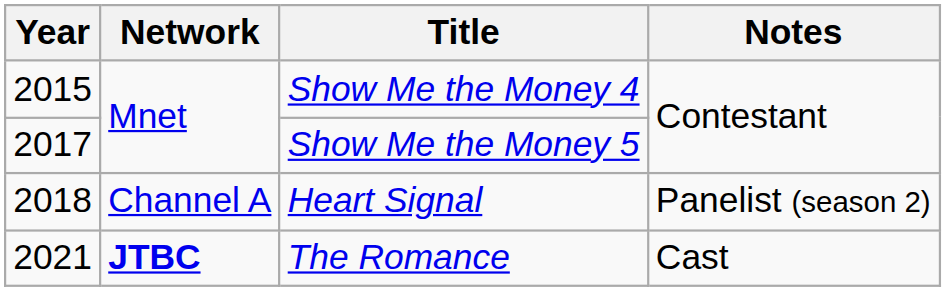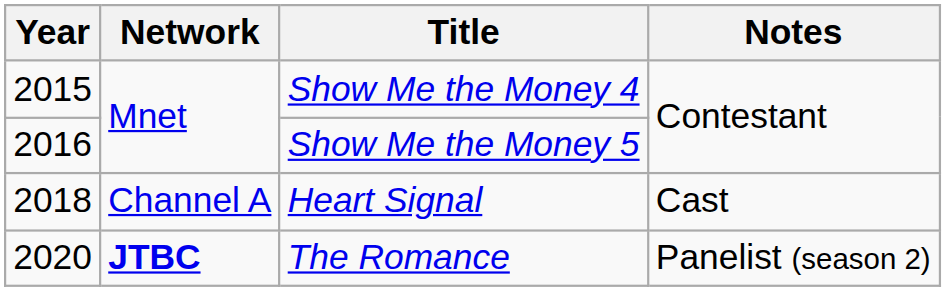(53, 144) 2017 -> (53, 144) 2016
(793, 200) Panelist (season 2) -> (692, 200) Cast
(53, 256) 2021 -> (53, 256) 2020
(692, 256) Cast -> (793, 256) Panelist (season 2)
